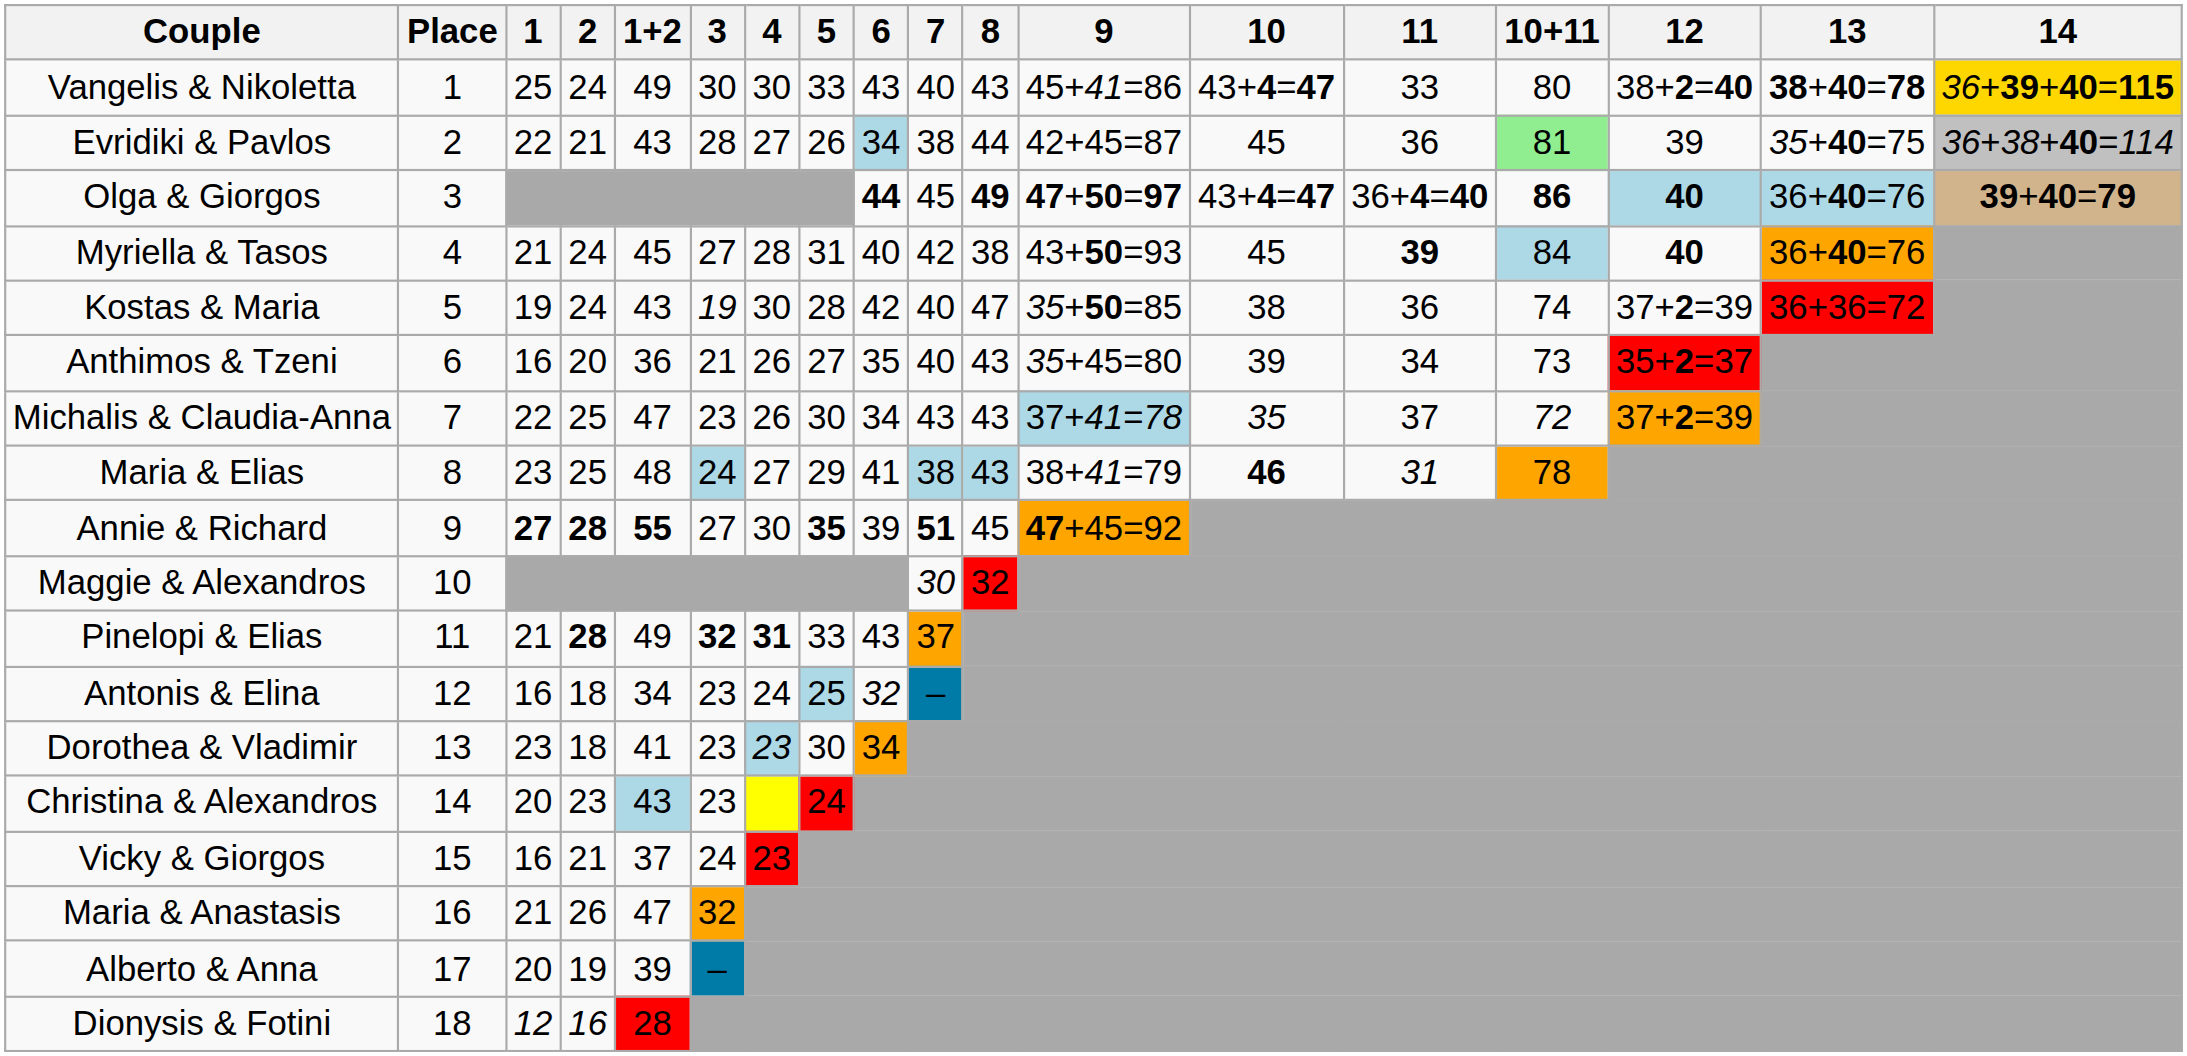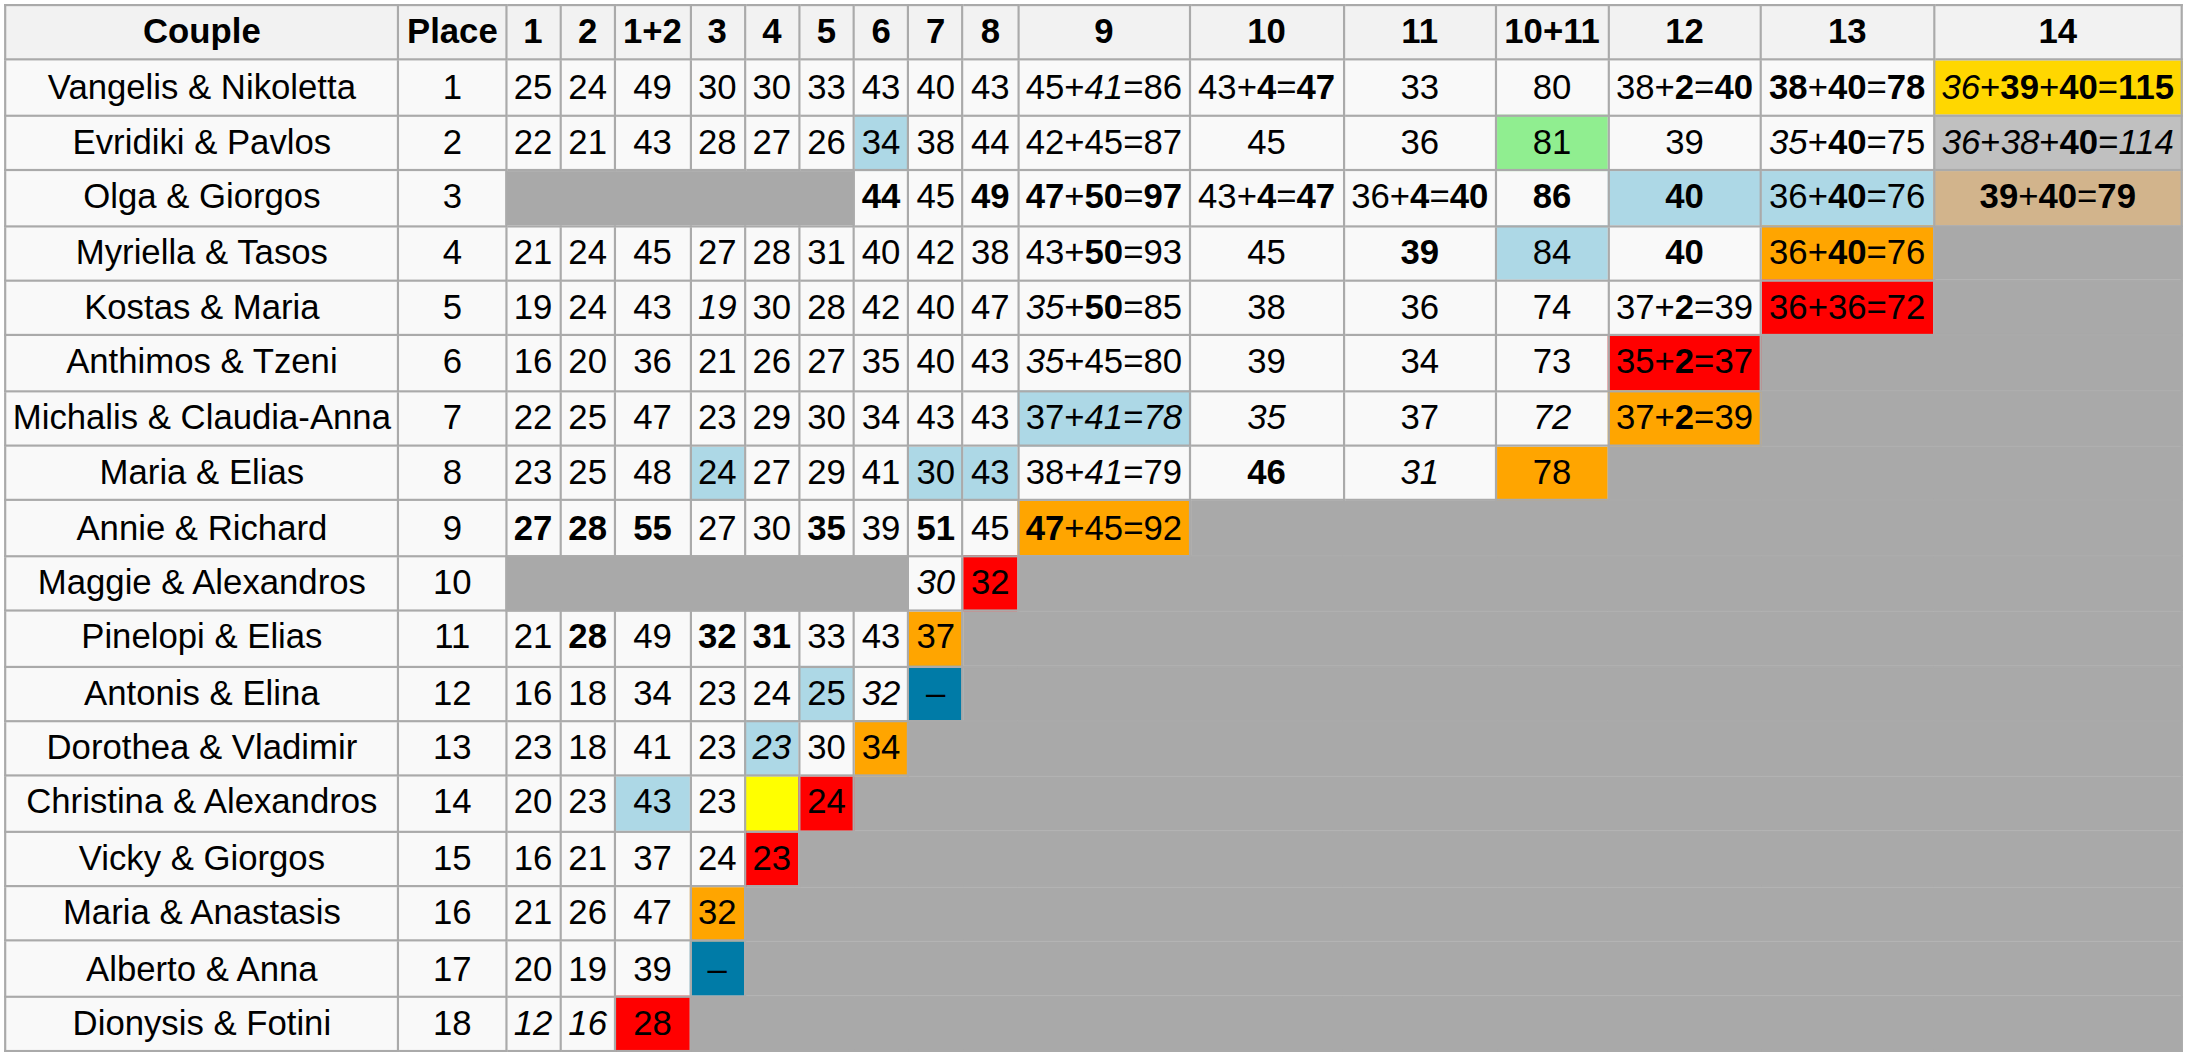(772, 417) 26 -> (772, 417) 29
(936, 472) 38 -> (936, 472) 30
